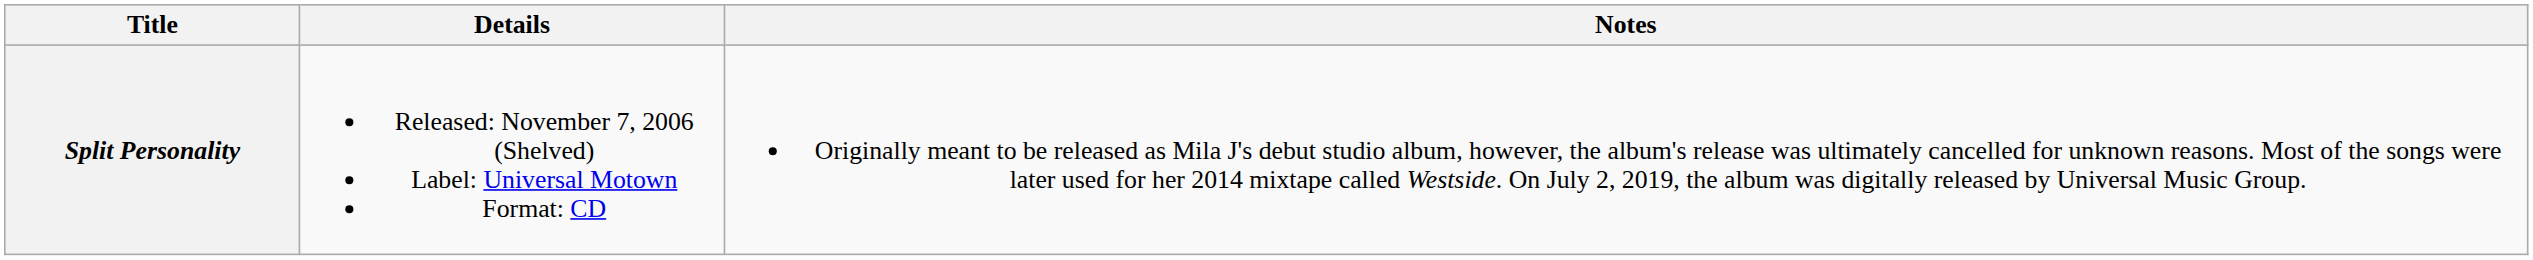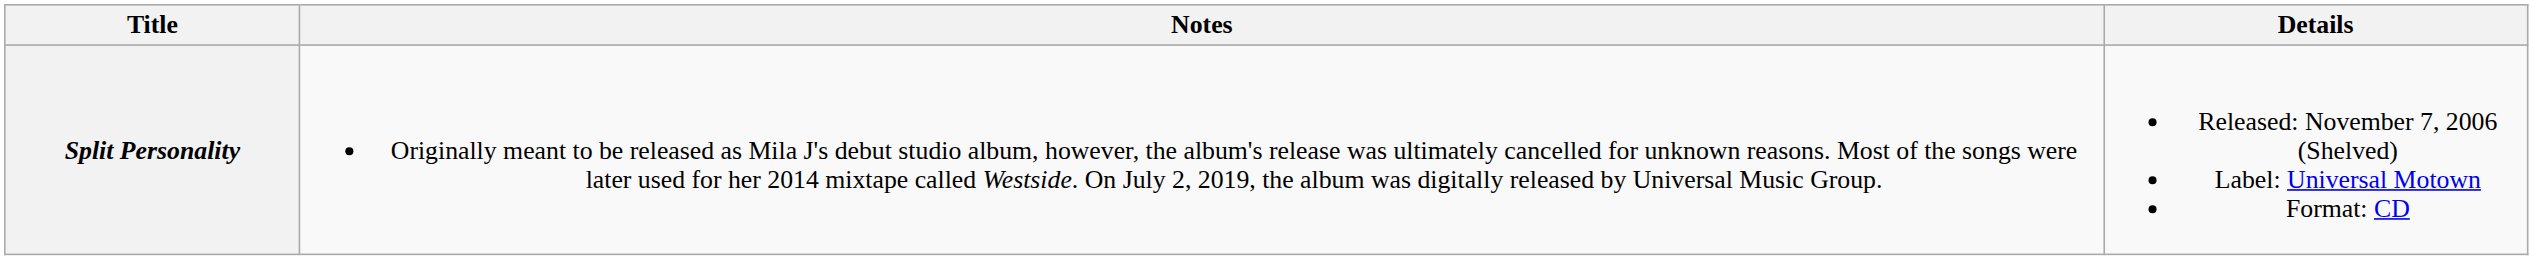columns swapped: (512, 24) <-> (1626, 24)
